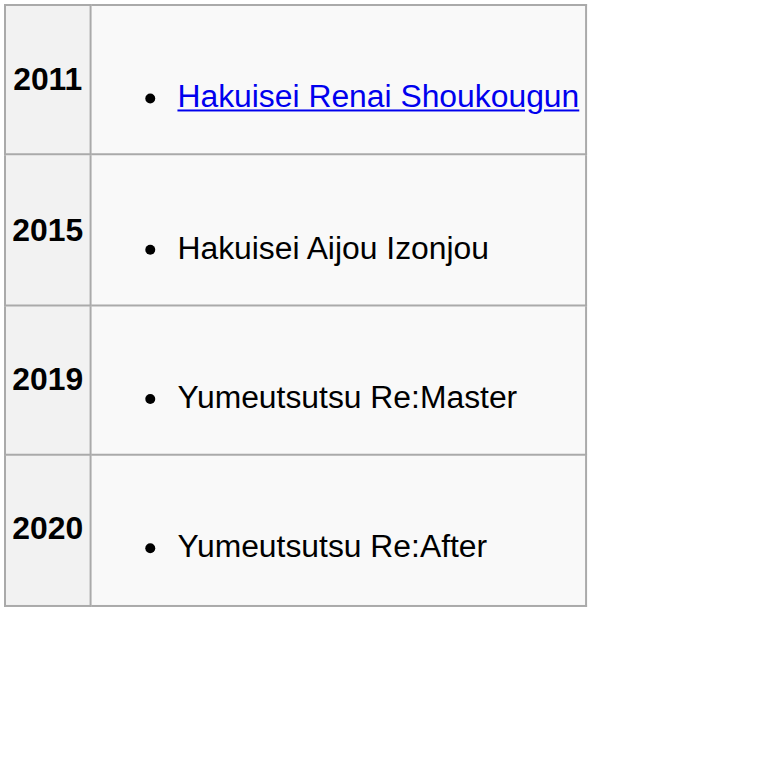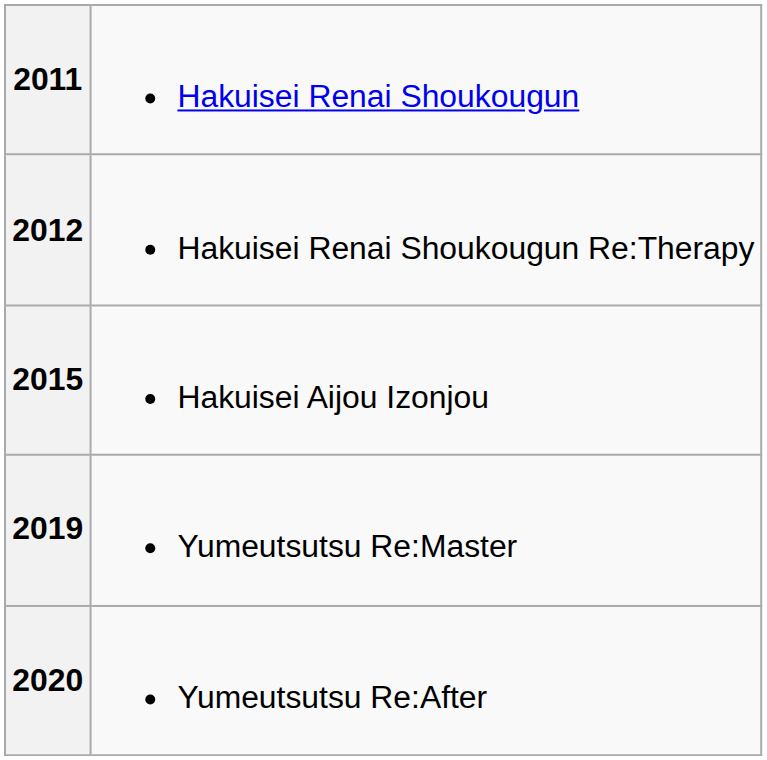+ row: (48, 229)
